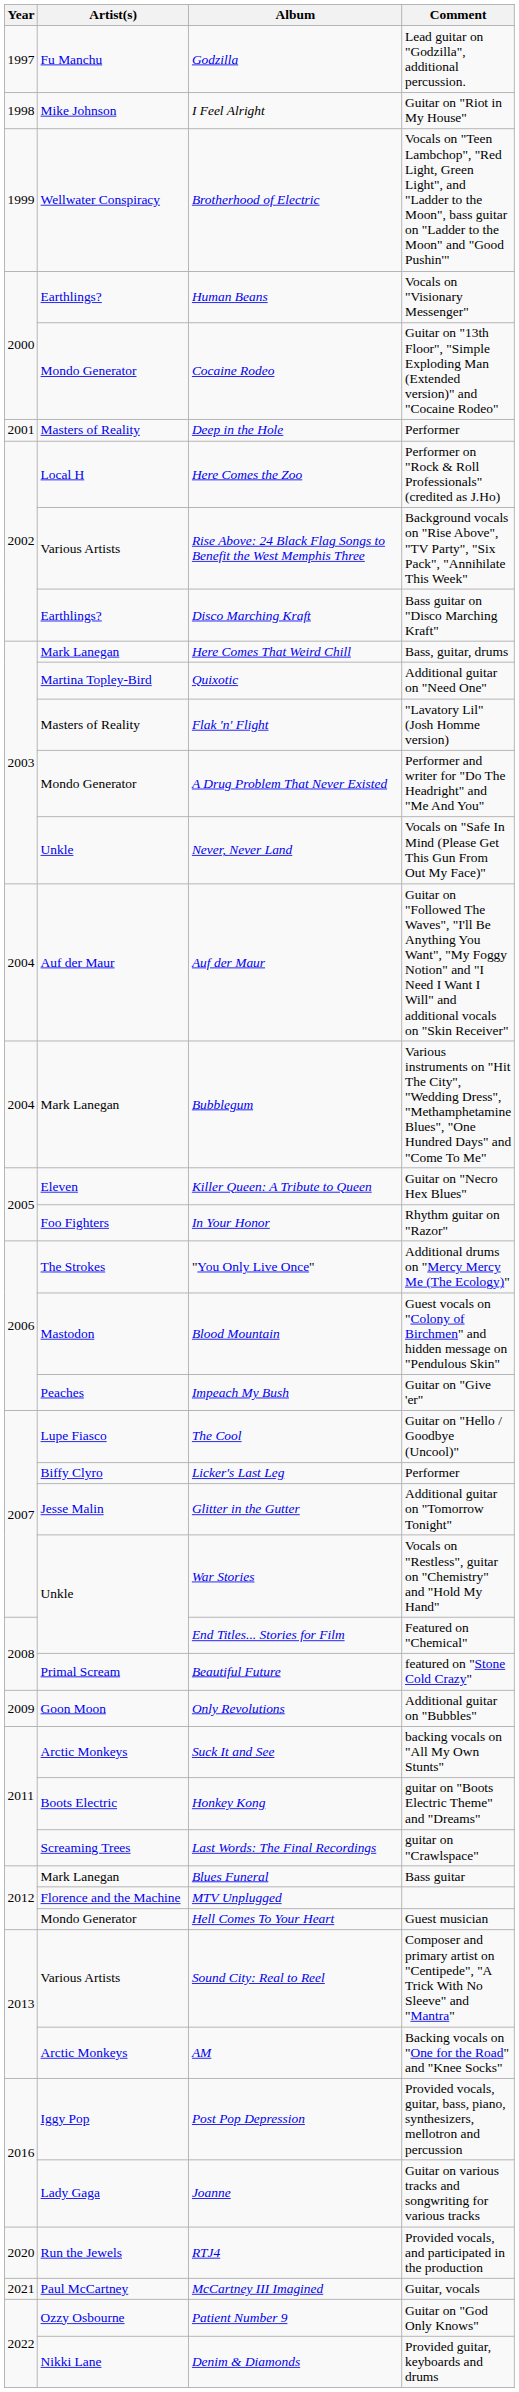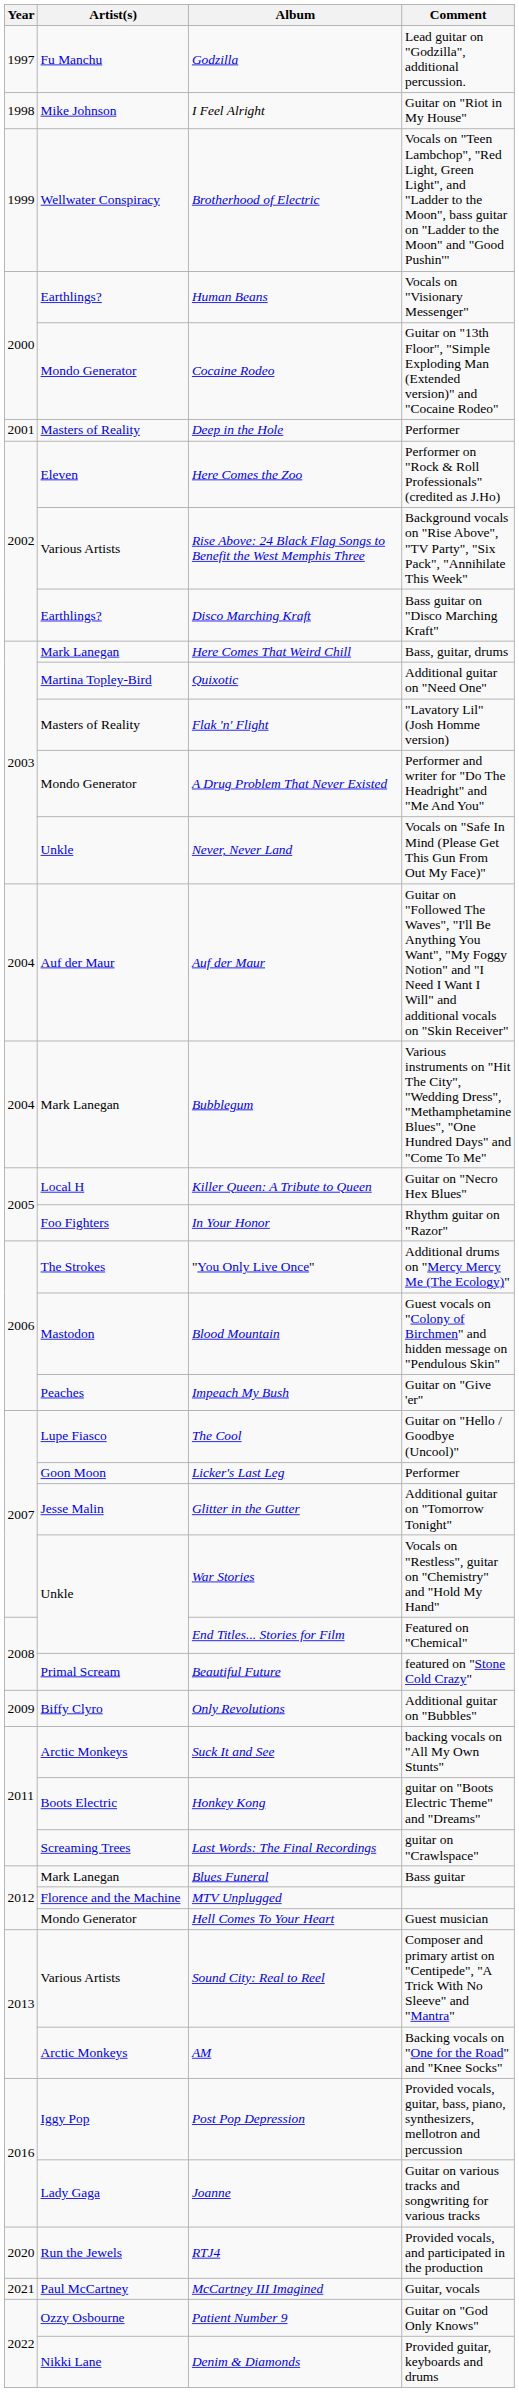(62, 474) Local H -> (59, 474) Eleven
(59, 1186) Eleven -> (62, 1186) Local H
(72, 1473) Biffy Clyro -> (73, 1473) Goon Moon
(73, 1708) Goon Moon -> (72, 1708) Biffy Clyro
